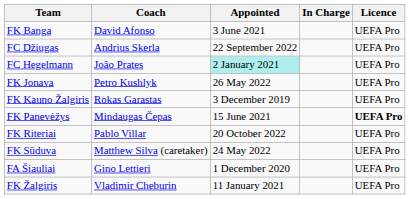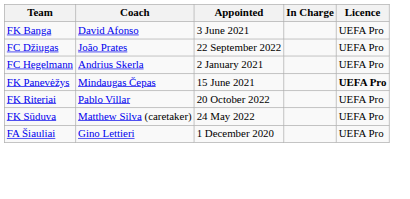(127, 47) Andrius Skerla -> (103, 47) João Prates
(119, 64) João Prates -> (111, 64) Andrius Skerla
(246, 64) paleturquoise background -> (230, 64) no background
- row: (30, 82)
- row: (48, 99)
- row: (32, 185)
